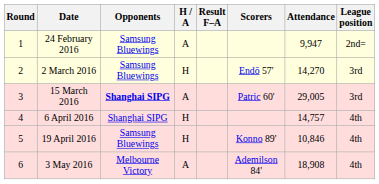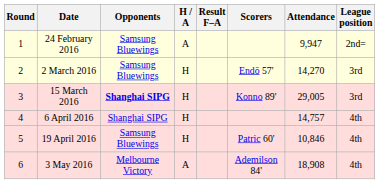(186, 97) A -> (186, 97) H
(256, 97) Patric 60' -> (256, 97) Konno 89'
(256, 139) Konno 89' -> (256, 139) Patric 60'
